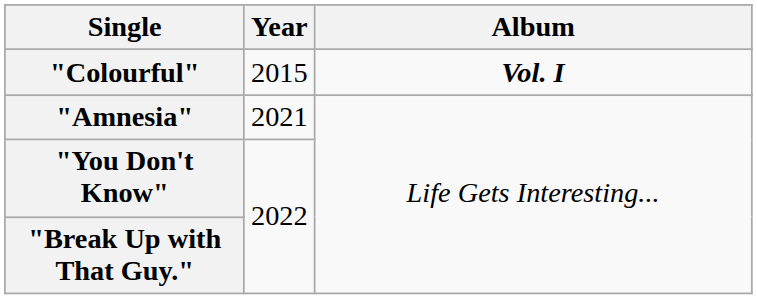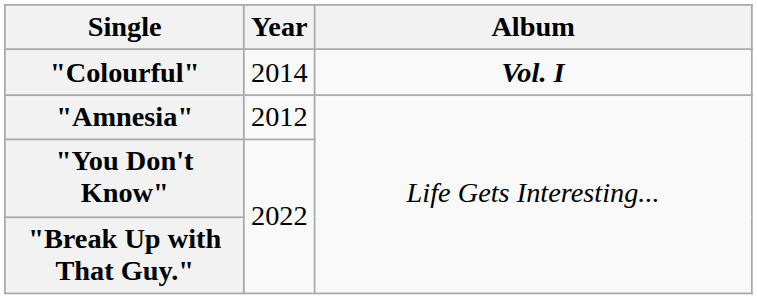(279, 71) 2015 -> (279, 71) 2014
(279, 116) 2021 -> (279, 116) 2012
